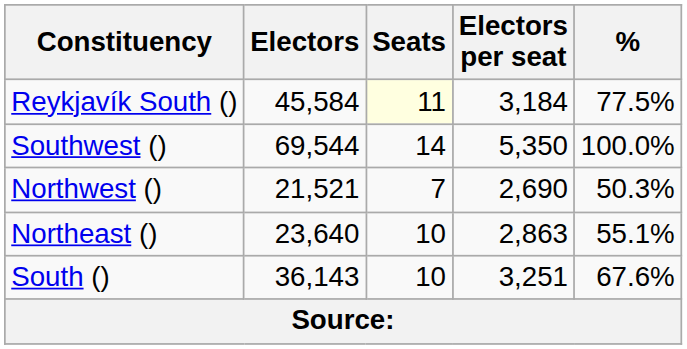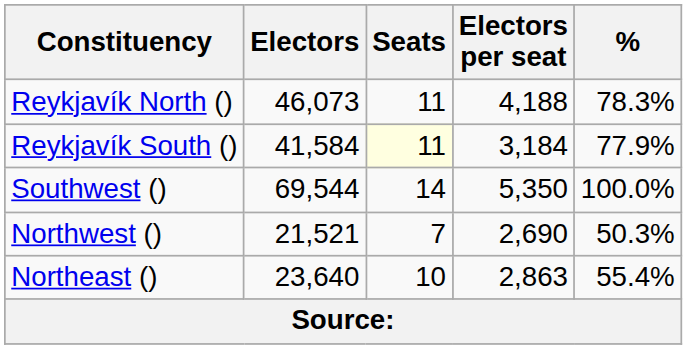+ row: (122, 101)
(317, 101) 45,584 -> (317, 145) 41,584
(635, 101) 77.5% -> (635, 145) 77.9%
(635, 233) 55.1% -> (635, 277) 55.4%
- row: (60, 277)
